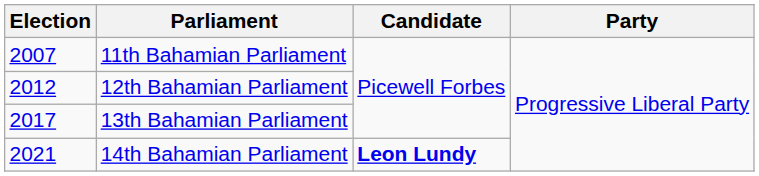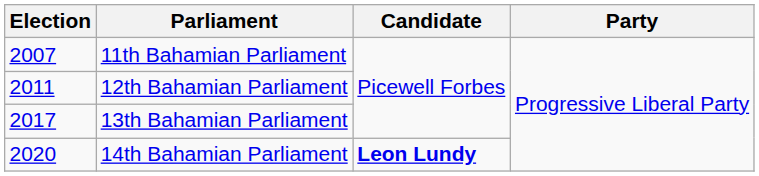(33, 87) 2012 -> (32, 87) 2011
(33, 154) 2021 -> (33, 154) 2020
